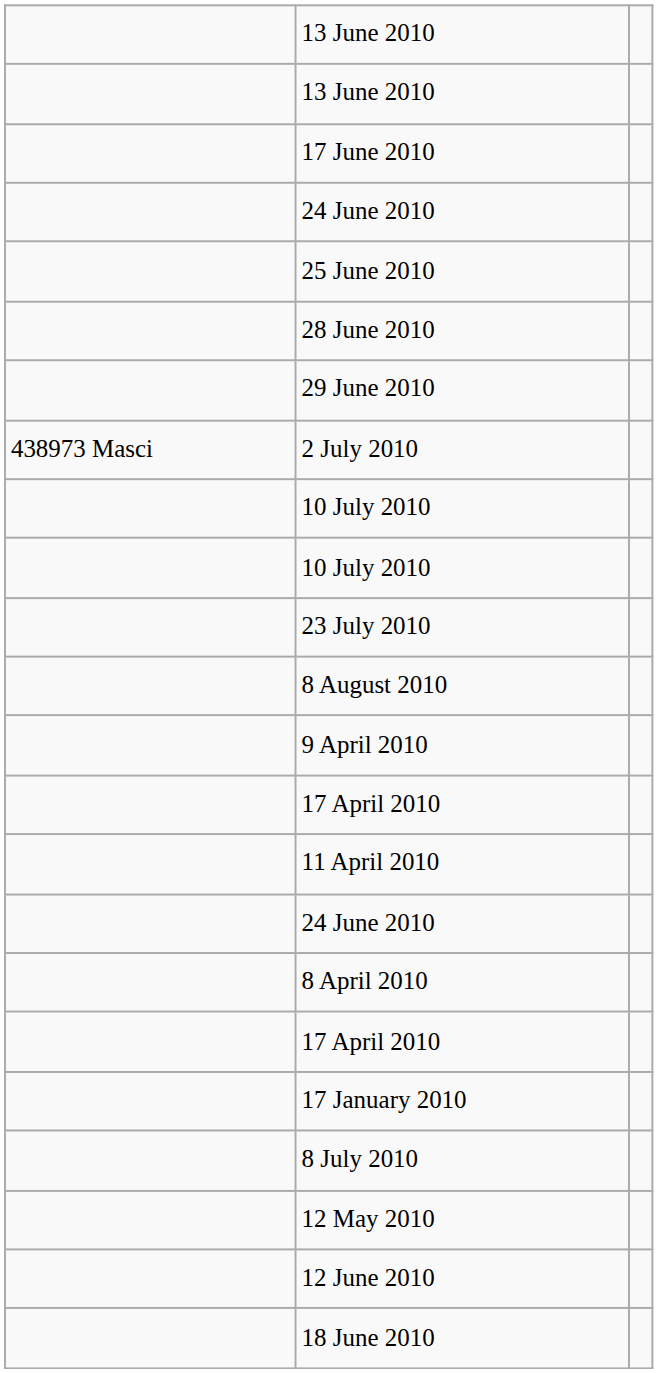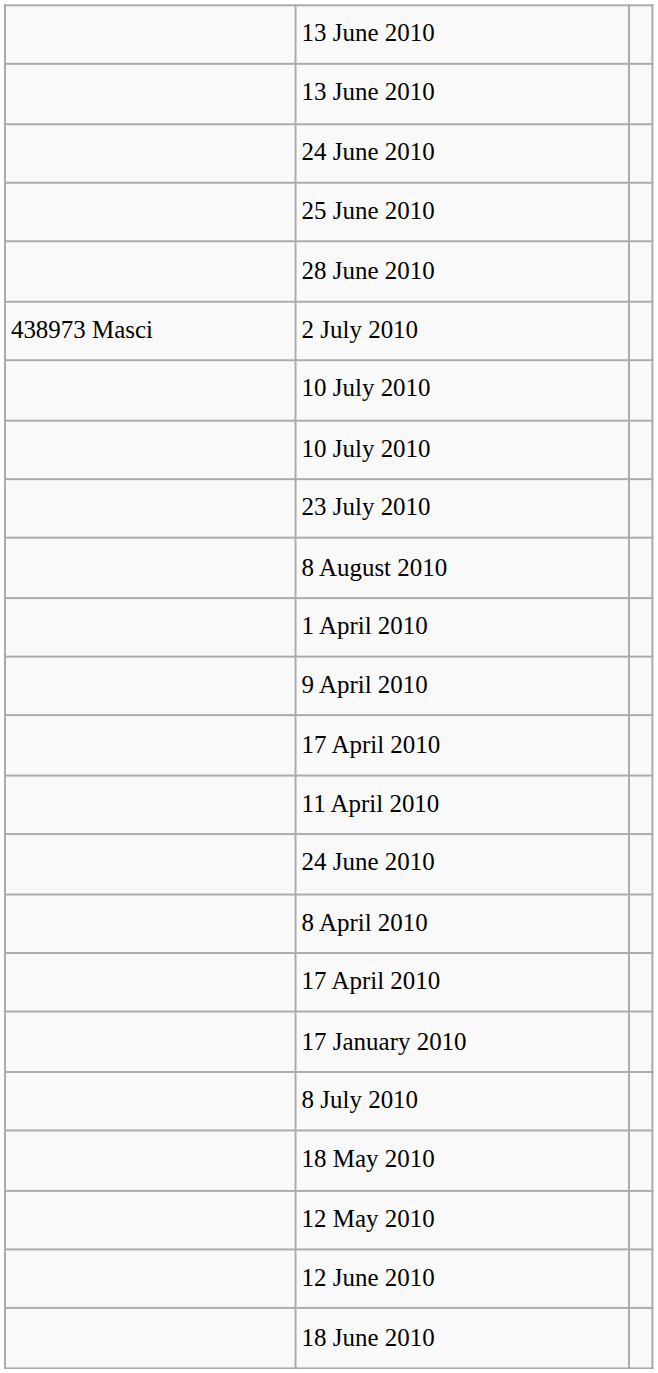- row: (150, 153)
- row: (150, 390)
+ row: (150, 627)
+ row: (150, 1161)
